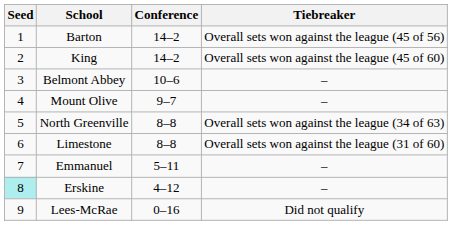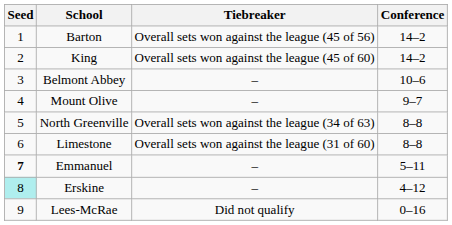columns swapped: (166, 15) <-> (324, 15)
(21, 166) normal -> (21, 166) bold
